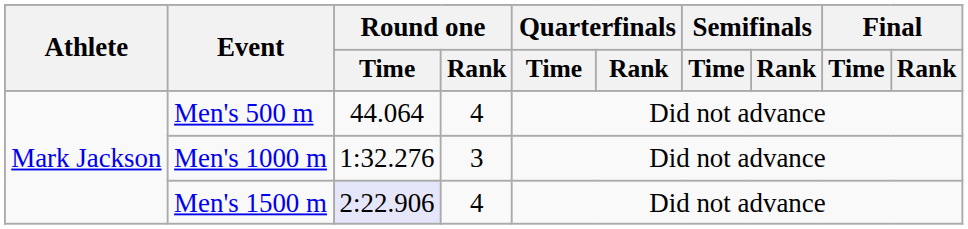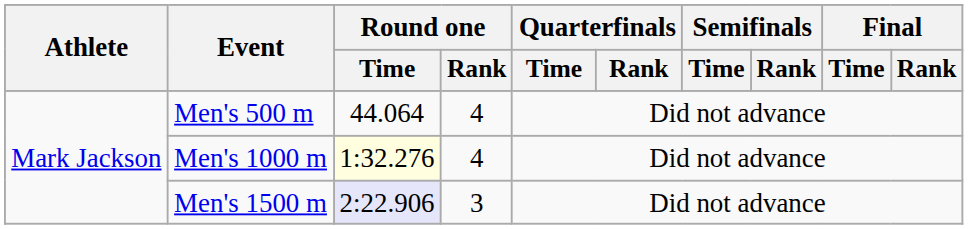(387, 157) no background -> (387, 157) lightyellow background
(477, 157) 3 -> (477, 157) 4
(477, 202) 4 -> (477, 202) 3
